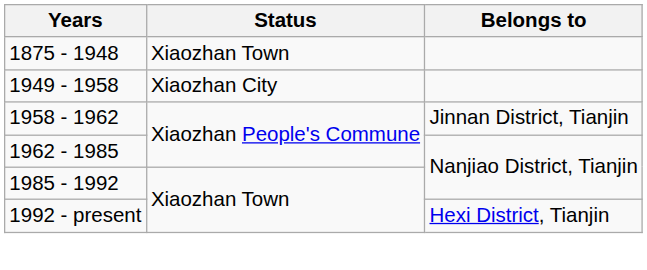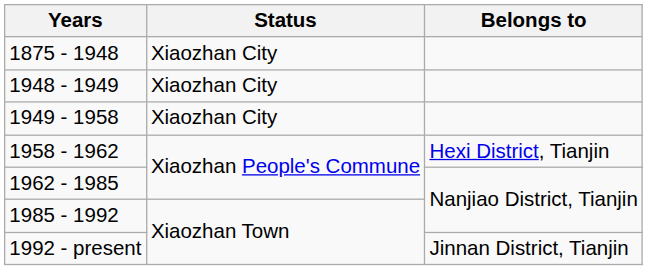(220, 53) Xiaozhan Town -> (214, 53) Xiaozhan City
+ row: (64, 85)
(529, 118) Jinnan District, Tianjin -> (519, 150) Hexi District, Tianjin
(519, 215) Hexi District, Tianjin -> (529, 248) Jinnan District, Tianjin
